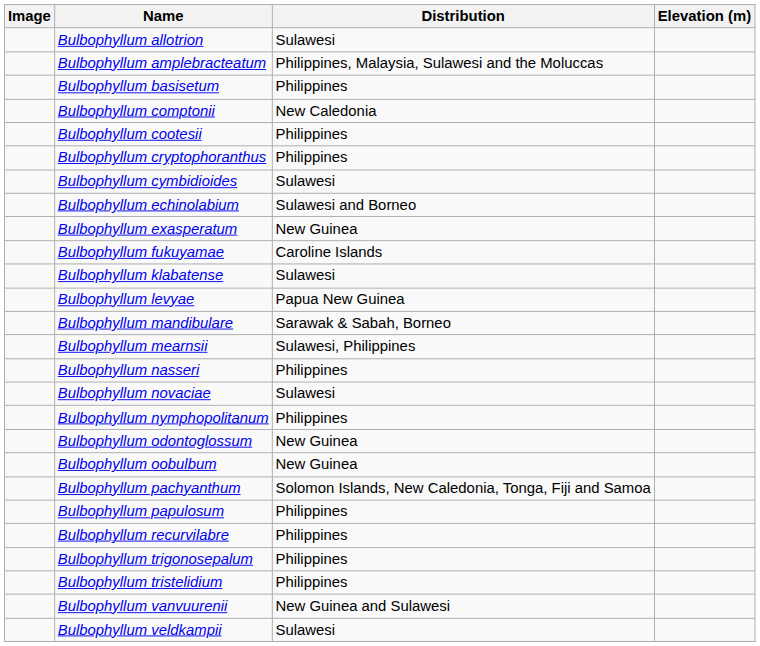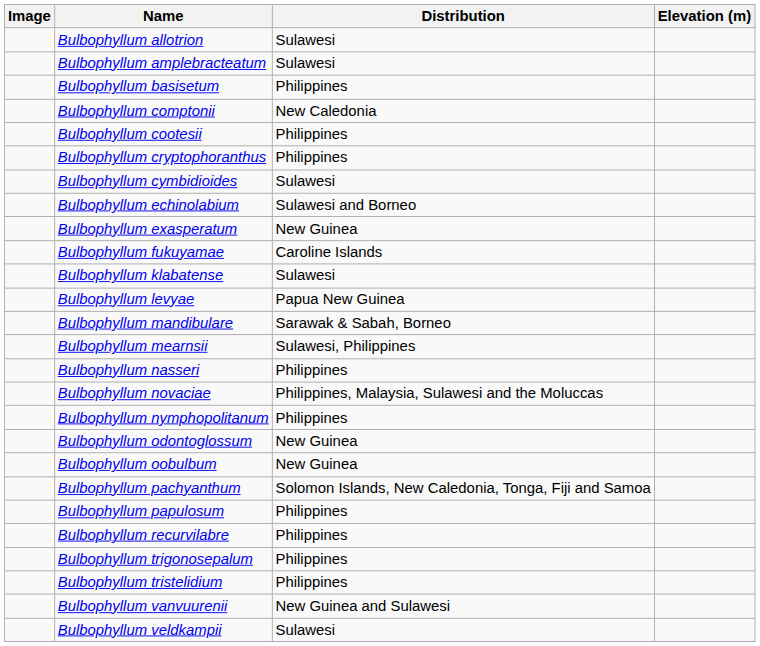(439, 63) Philippines, Malaysia, Sulawesi and the Moluccas -> (305, 63) Sulawesi
(305, 393) Sulawesi -> (439, 393) Philippines, Malaysia, Sulawesi and the Moluccas
